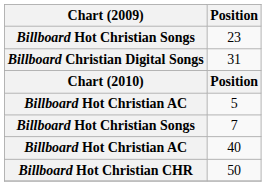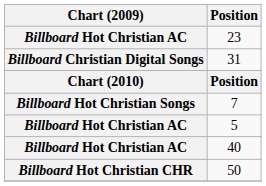(106, 37) Billboard Hot Christian Songs -> (106, 37) Billboard Hot Christian AC
rows swapped: (234, 103) <-> (234, 125)
